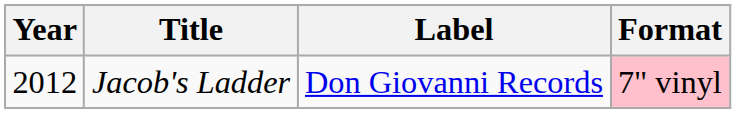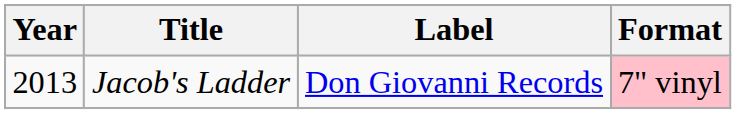(45, 81) 2012 -> (45, 81) 2013
